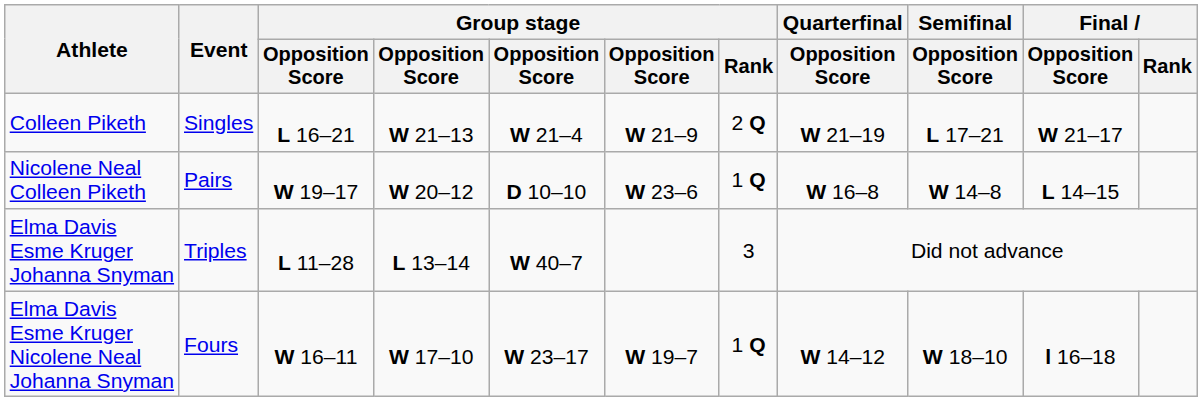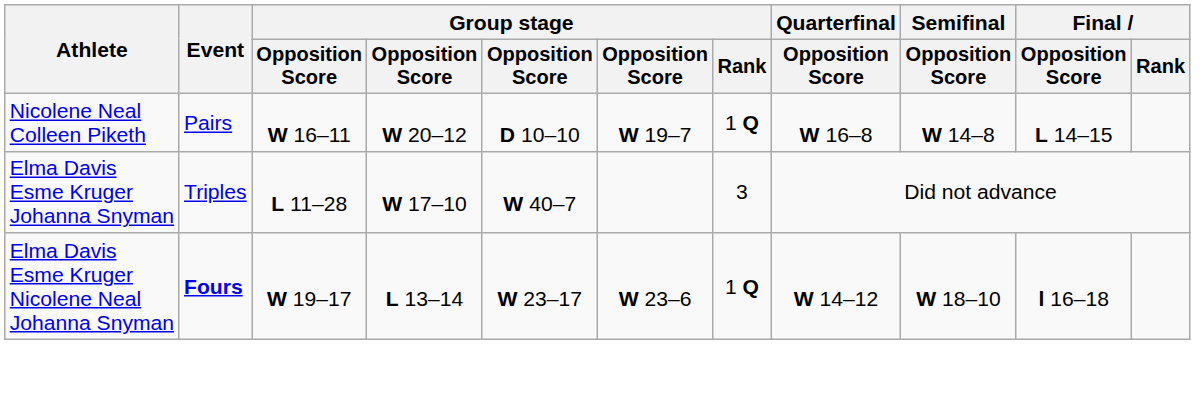- row: (78, 122)
(316, 192) W 19–17 -> (309, 134) W 16–11
(662, 192) W 23–6 -> (655, 134) W 19–7
(431, 262) L 13–14 -> (424, 204) W 17–10
(211, 344) normal -> (213, 286) bold
(316, 356) W 16–11 -> (309, 298) W 19–17
(431, 356) W 17–10 -> (424, 298) L 13–14
(662, 356) W 19–7 -> (655, 298) W 23–6
